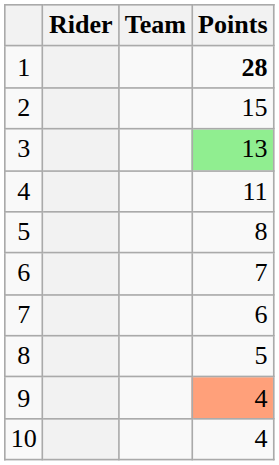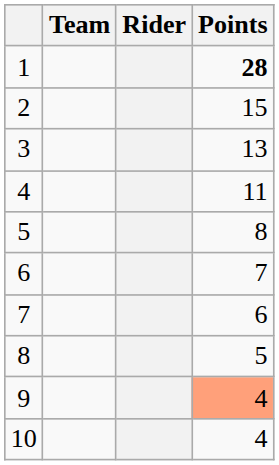columns swapped: (81, 25) <-> (155, 25)
(255, 149) lightgreen background -> (255, 149) no background
